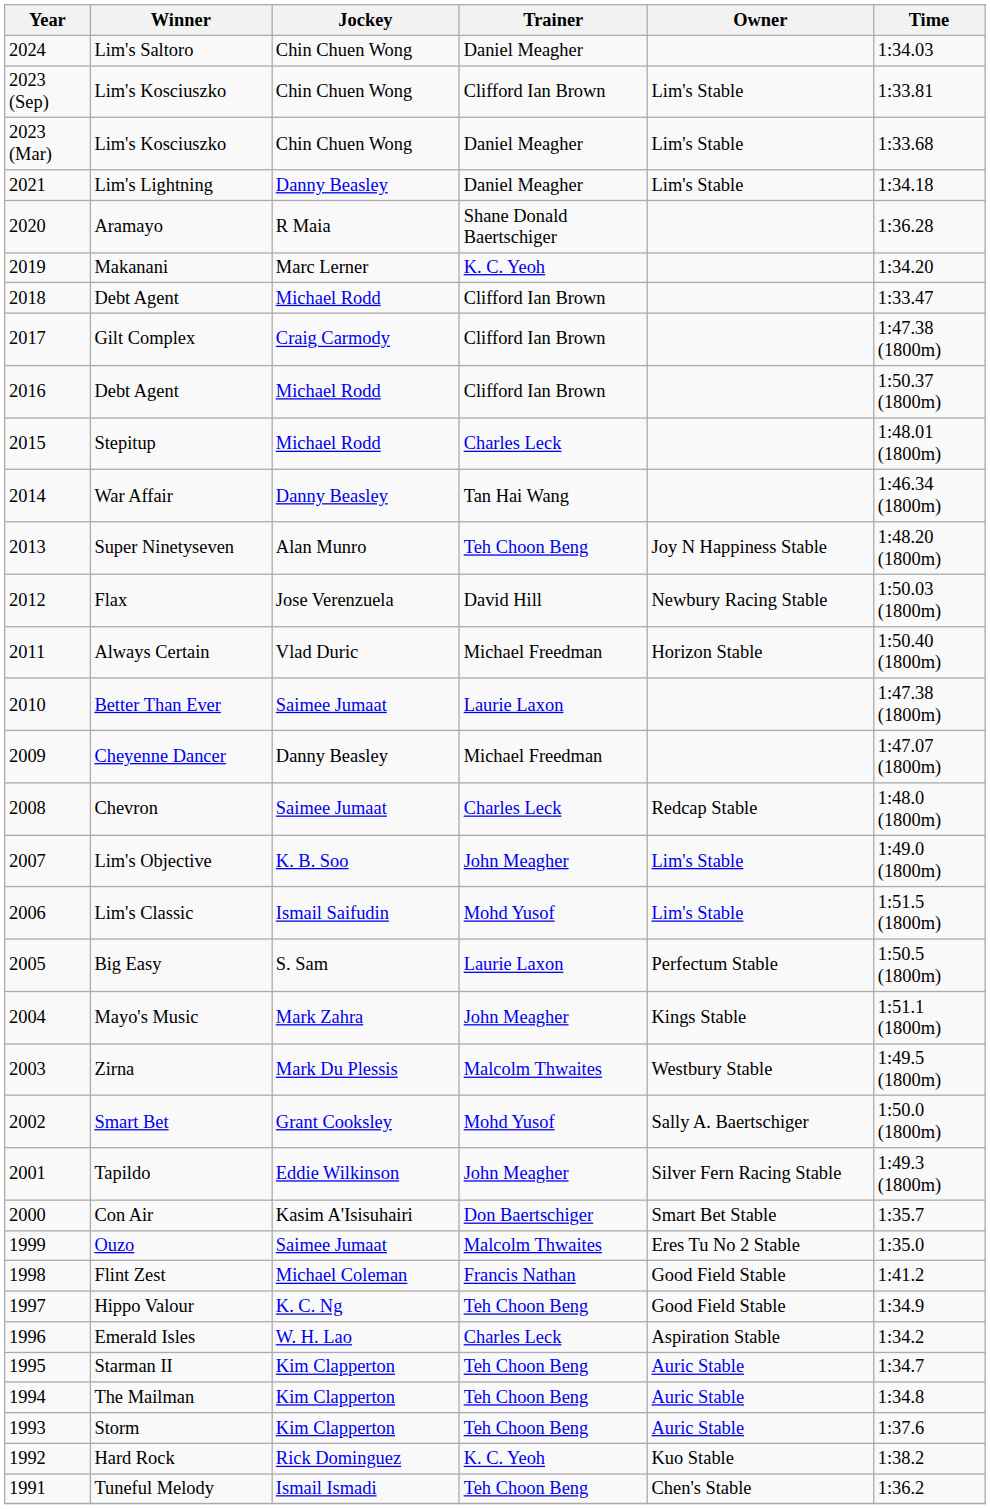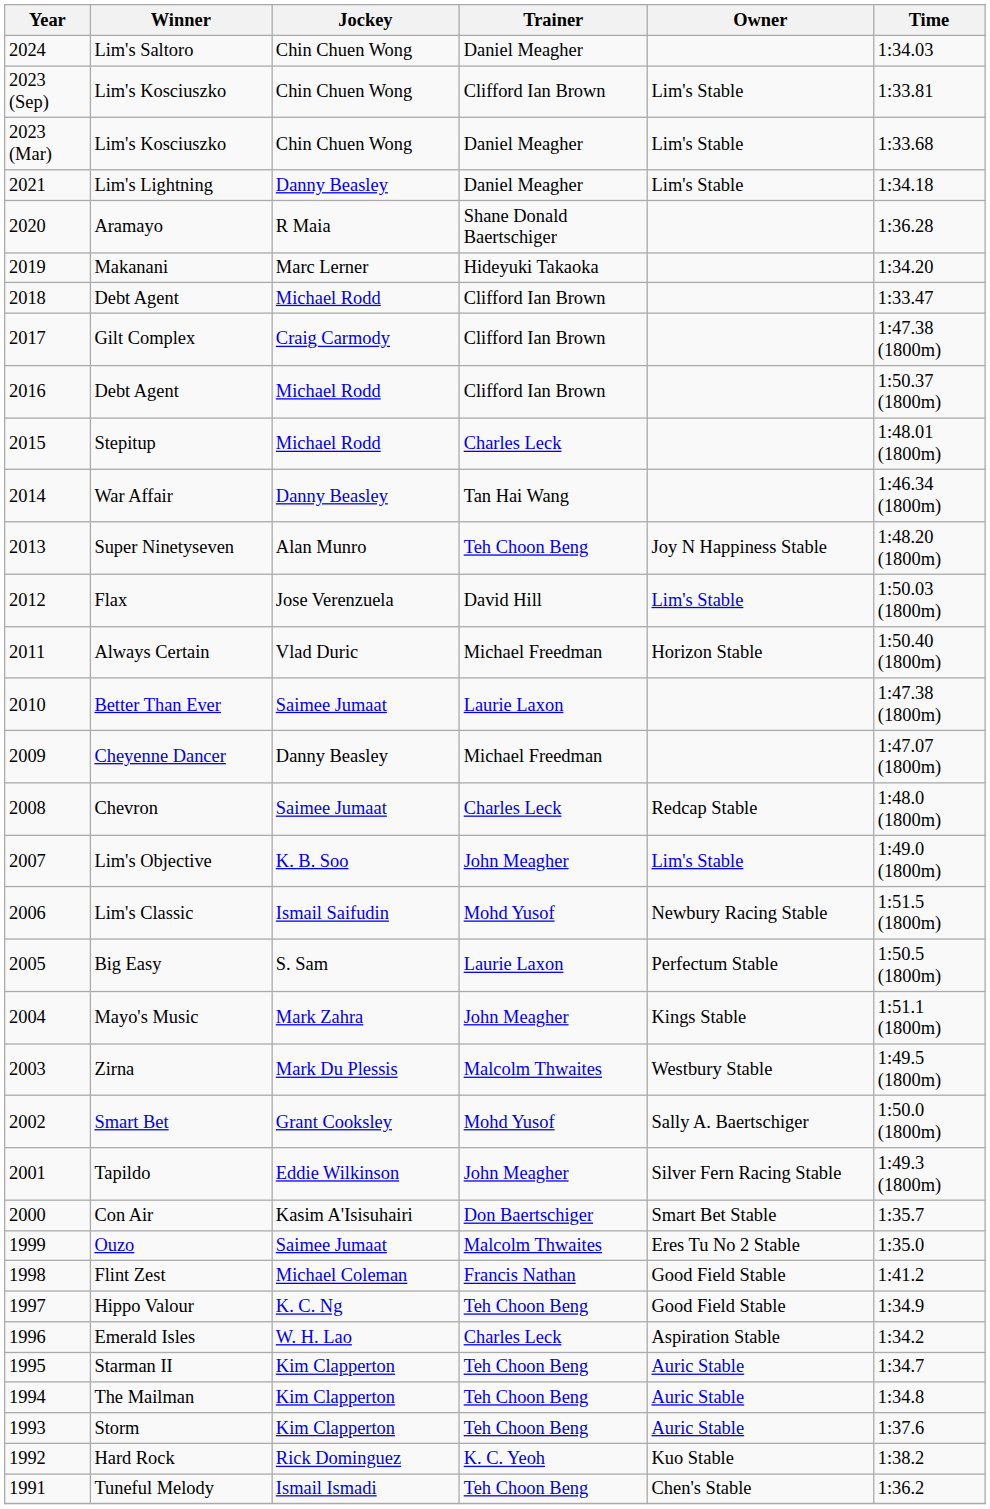(504, 267) K. C. Yeoh -> (531, 267) Hideyuki Takaoka
(740, 600) Newbury Racing Stable -> (697, 600) Lim's Stable
(697, 913) Lim's Stable -> (740, 913) Newbury Racing Stable
